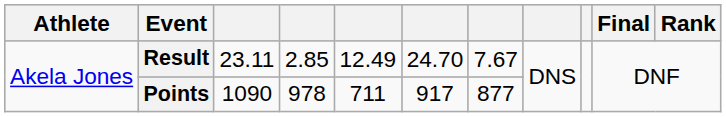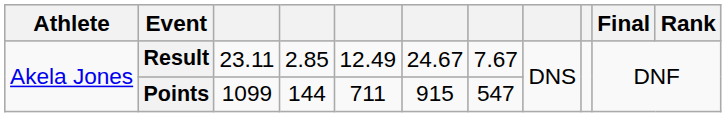(435, 59) 24.70 -> (435, 59) 24.67
(247, 94) 1090 -> (247, 94) 1099
(307, 94) 978 -> (307, 94) 144
(435, 94) 917 -> (435, 94) 915
(496, 94) 877 -> (496, 94) 547
